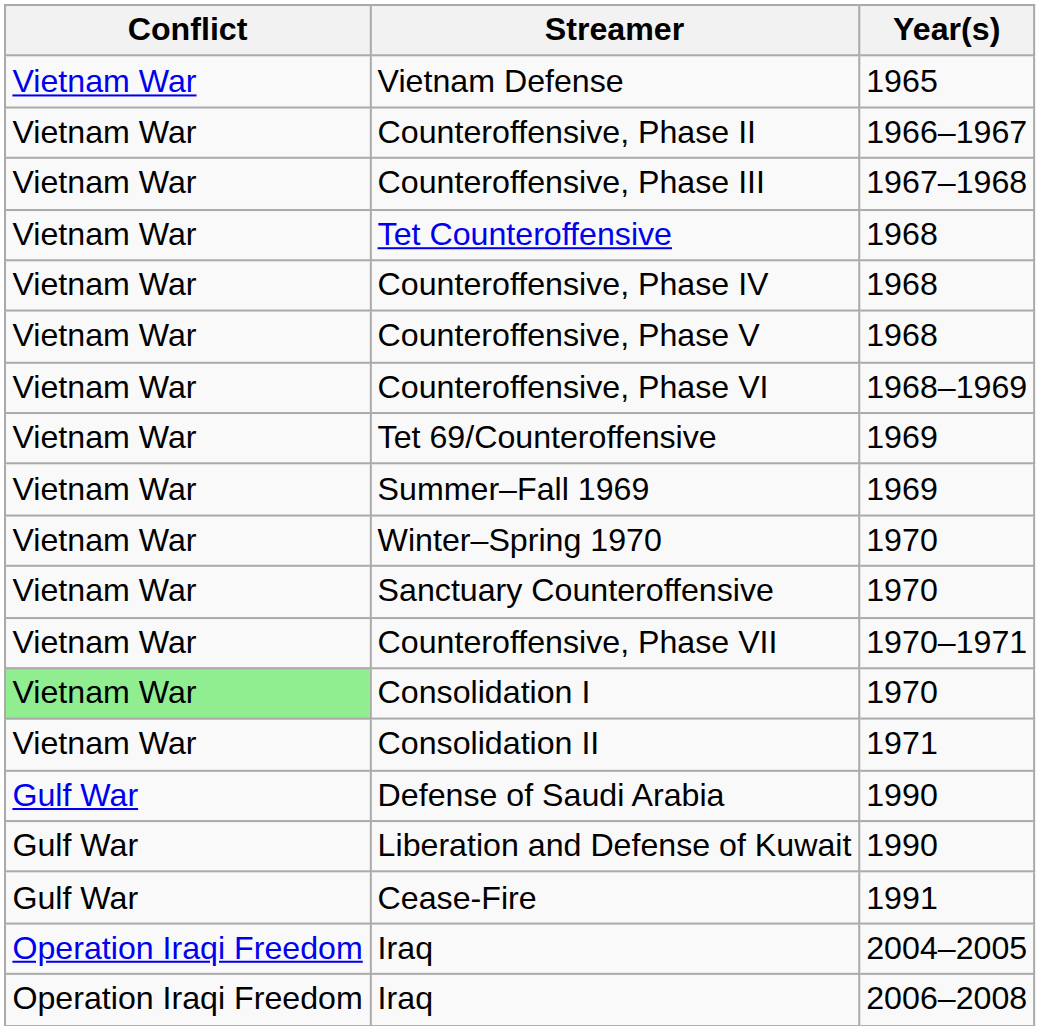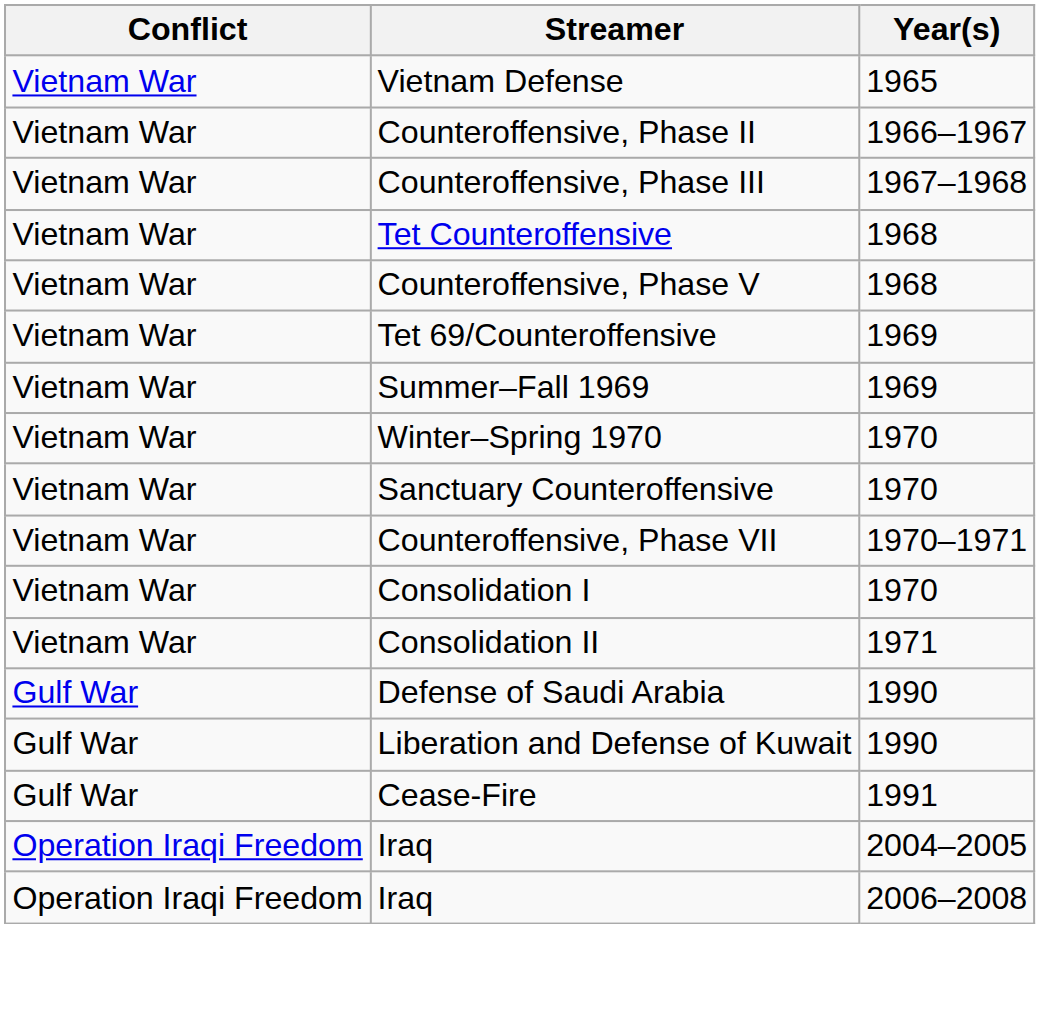- row: (573, 285)
- row: (573, 387)
(104, 693) lightgreen background -> (104, 591) no background
